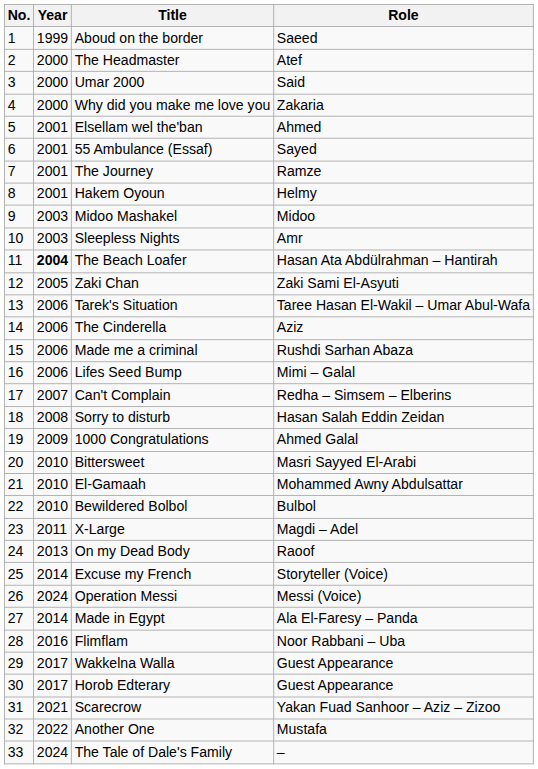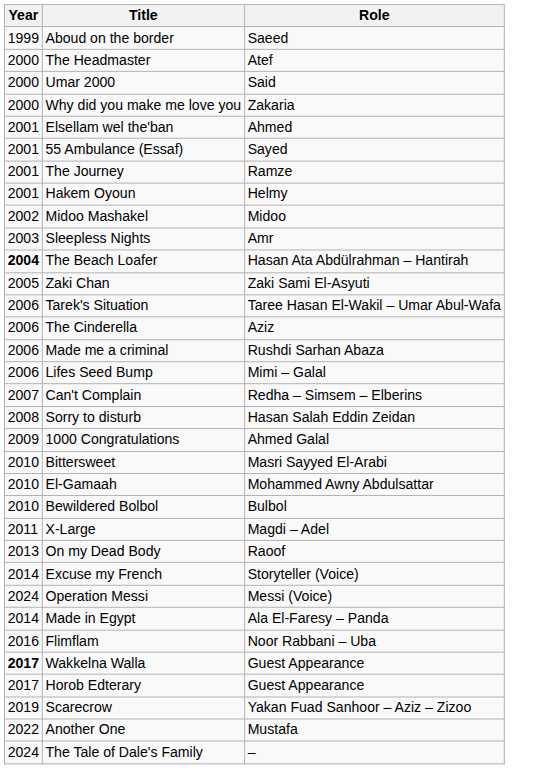- column: (19, 15)
(53, 216) 2003 -> (23, 216) 2002
(53, 663) normal -> (23, 663) bold
(53, 707) 2021 -> (23, 707) 2019
